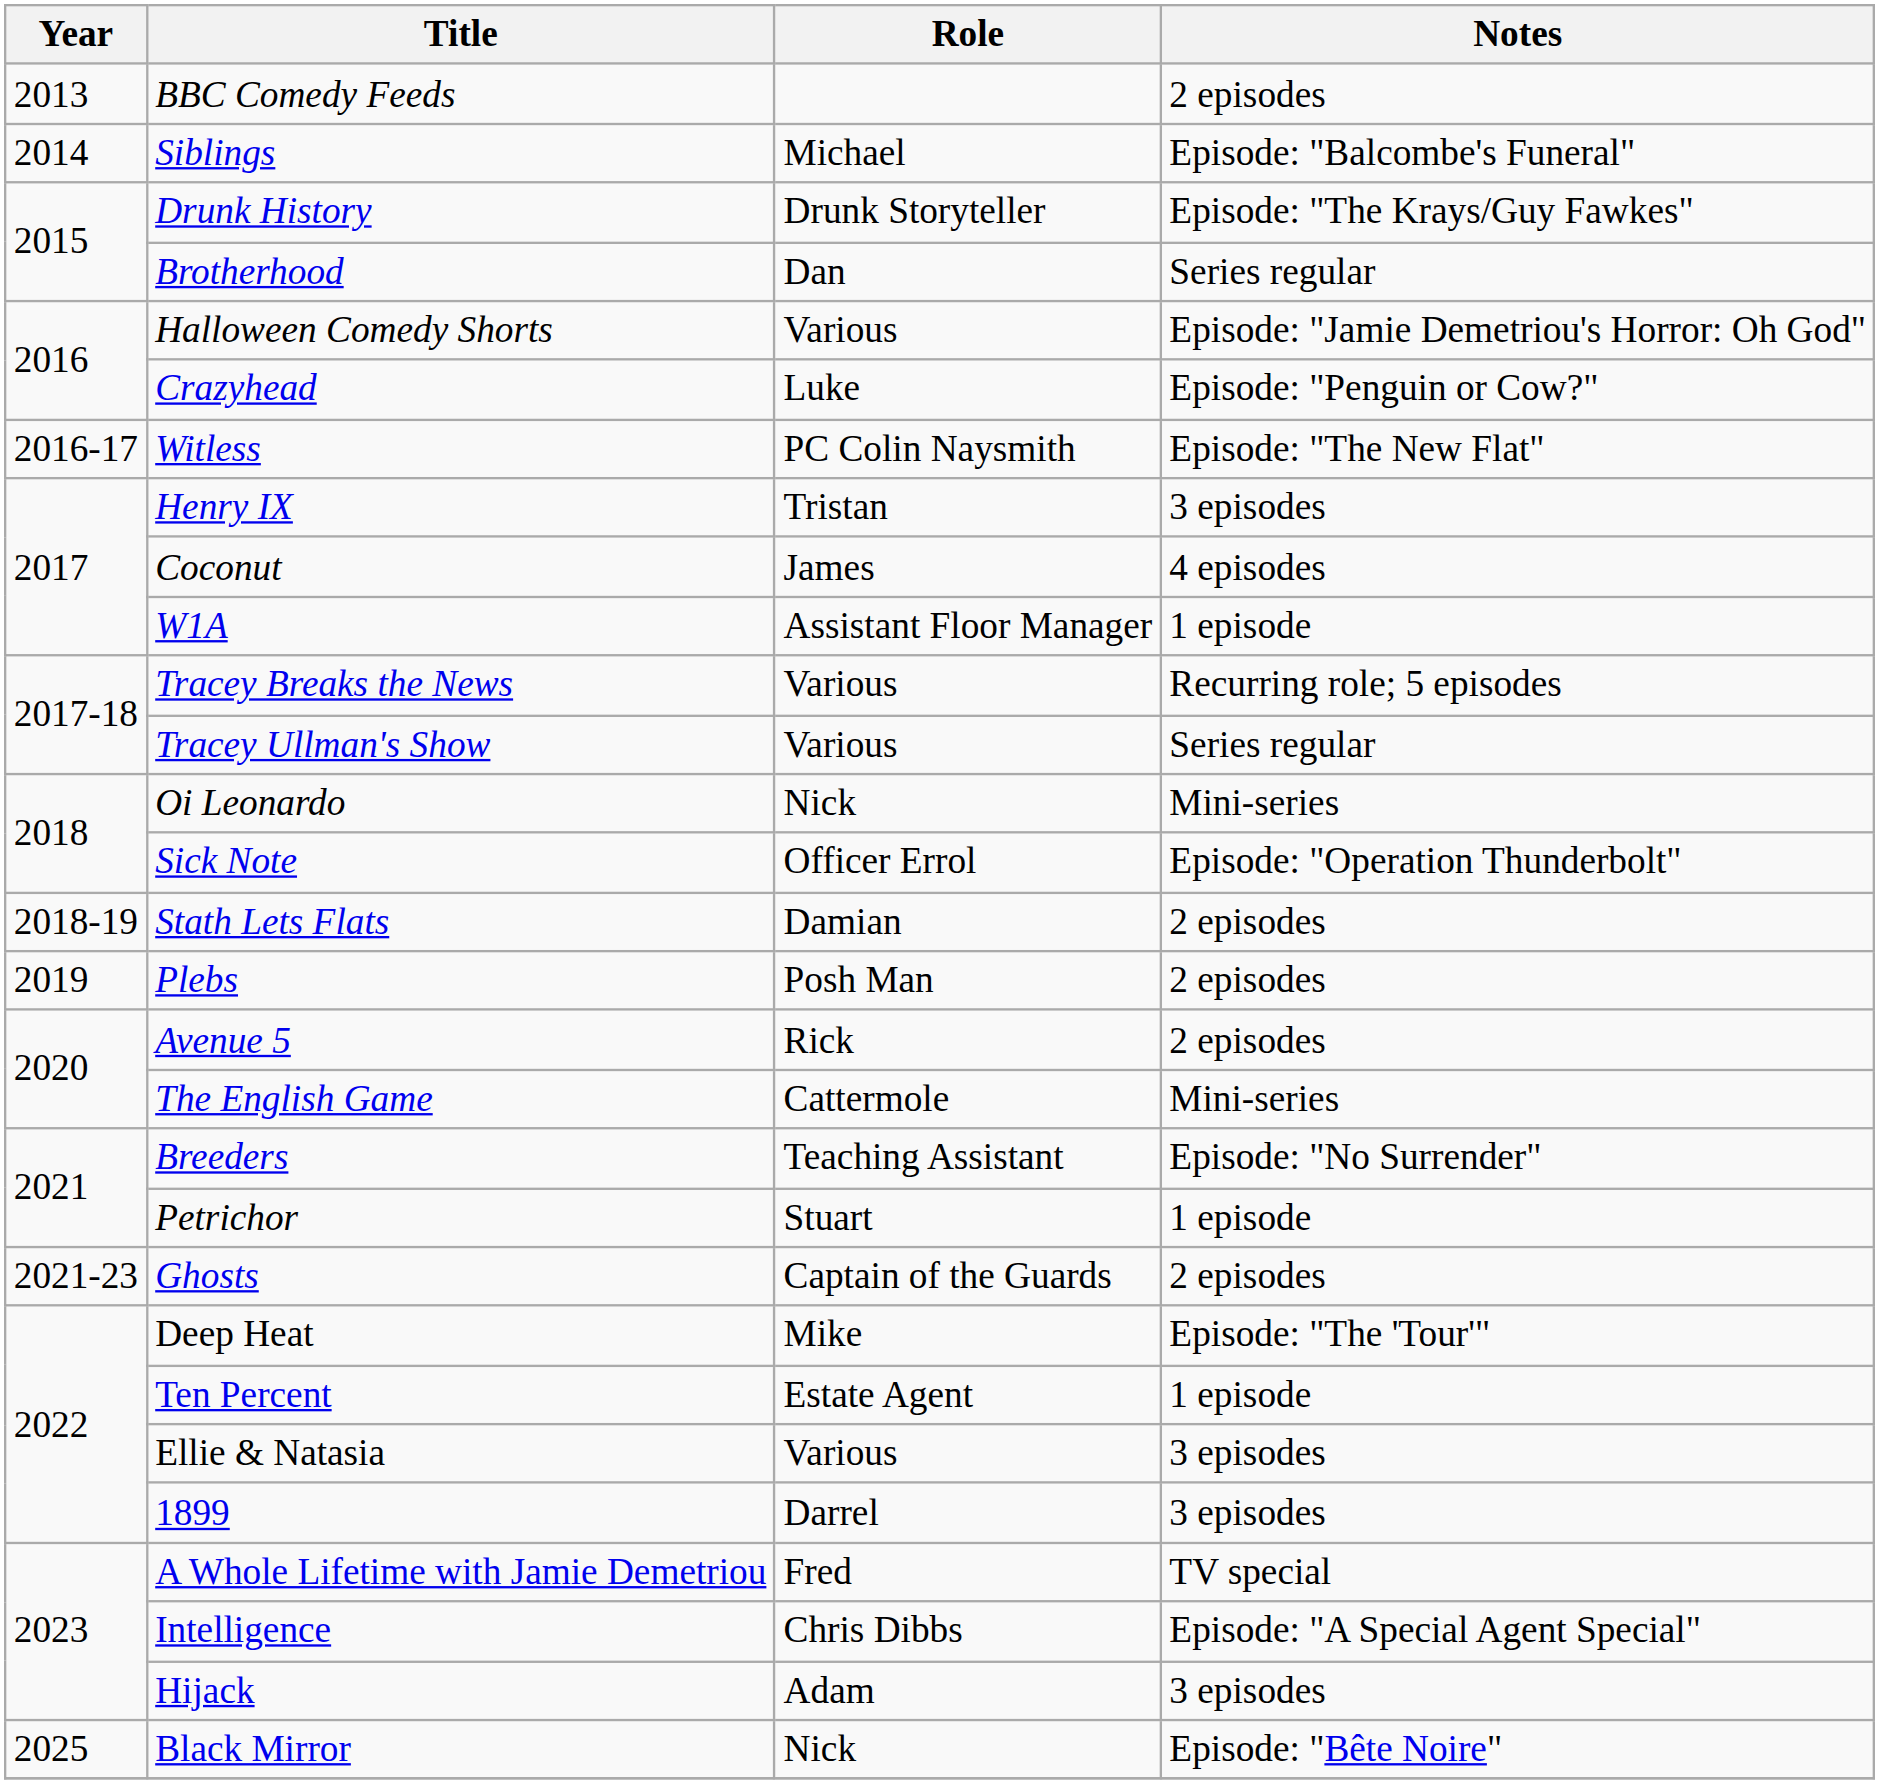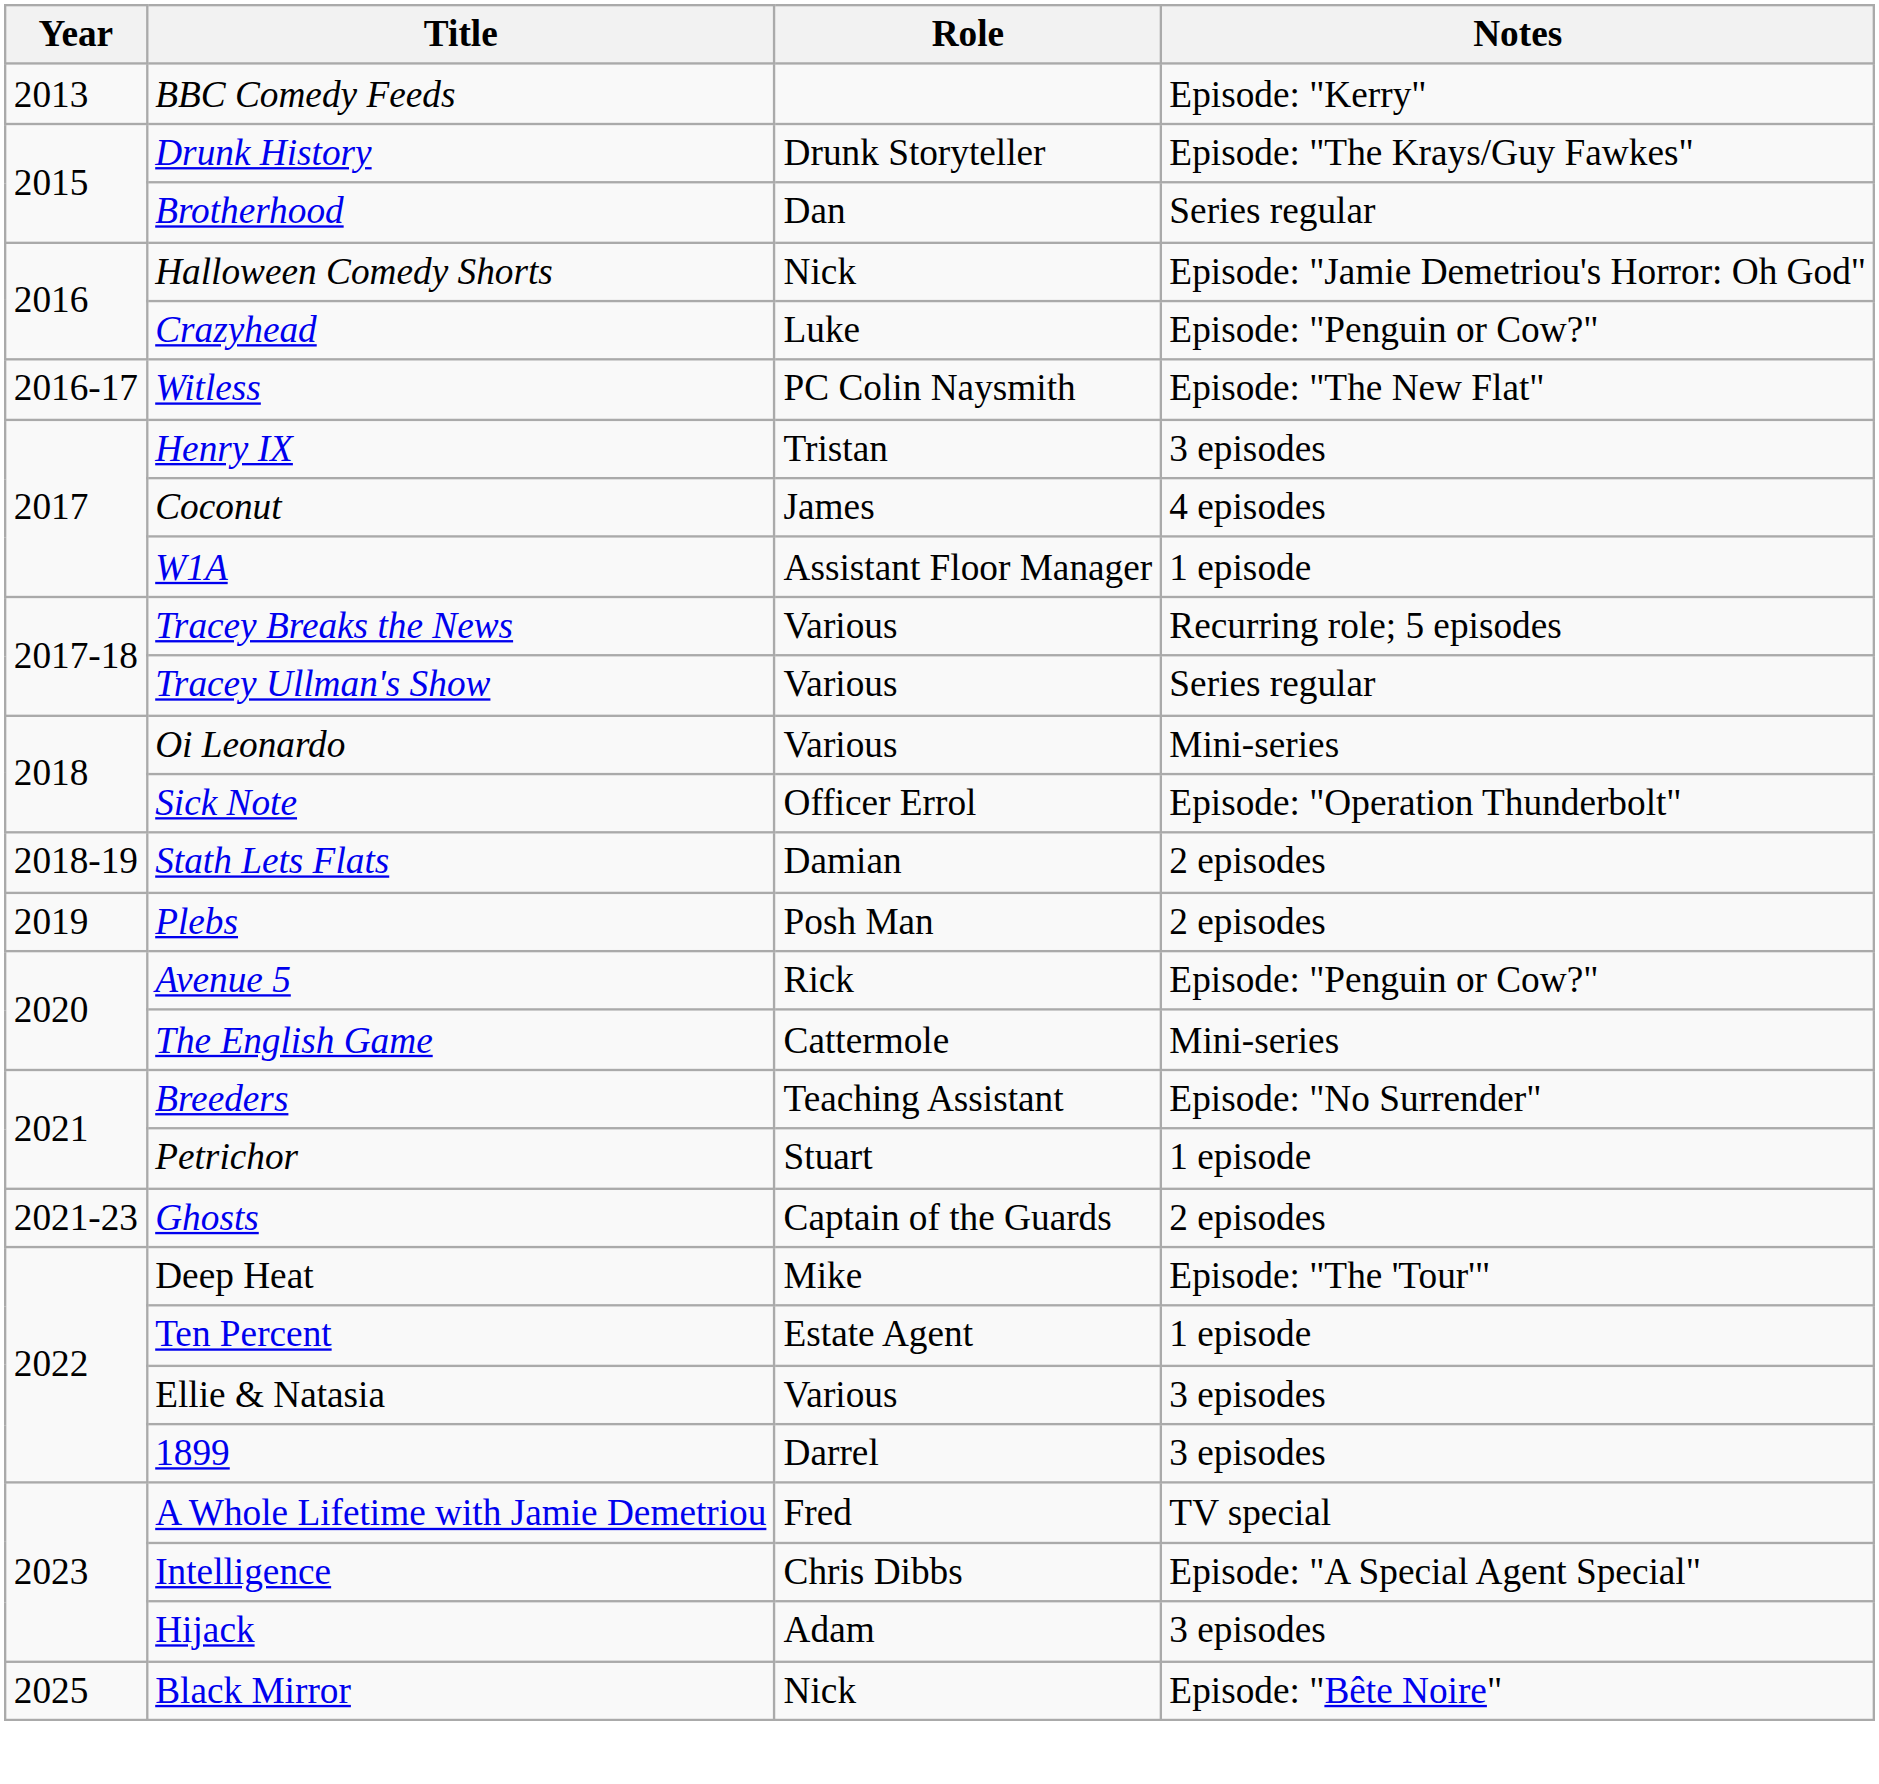(1248, 93) 2 episodes -> (1298, 93) Episode: "Kerry"
- row: (215, 152)
(841, 329) Various -> (820, 270) Nick
(820, 802) Nick -> (841, 743) Various
(1248, 1039) 2 episodes -> (1384, 980) Episode: "Penguin or Cow?"
